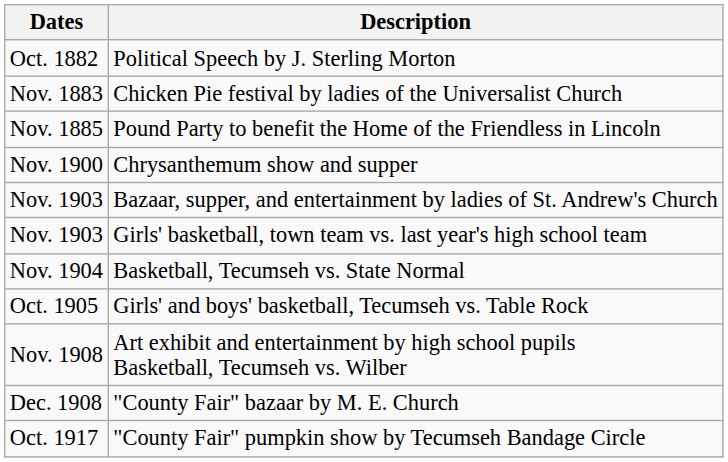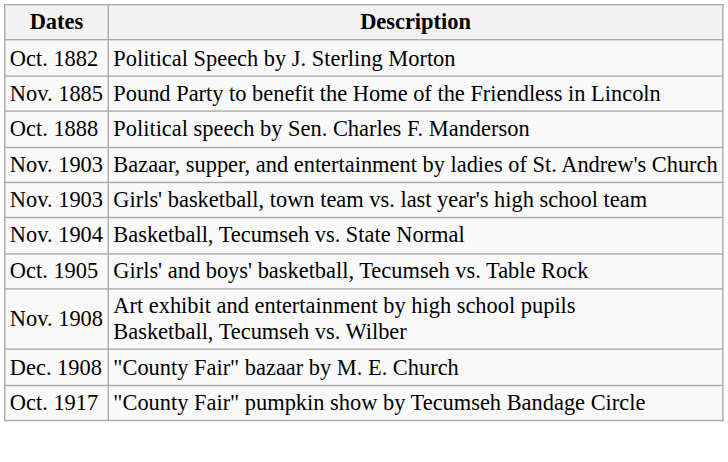- row: (368, 93)
+ row: (321, 128)
- row: (265, 164)
